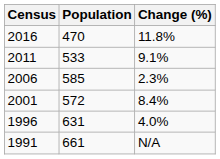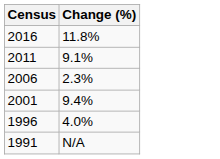- column: (97, 15)
(153, 100) 8.4% -> (78, 100) 9.4%
